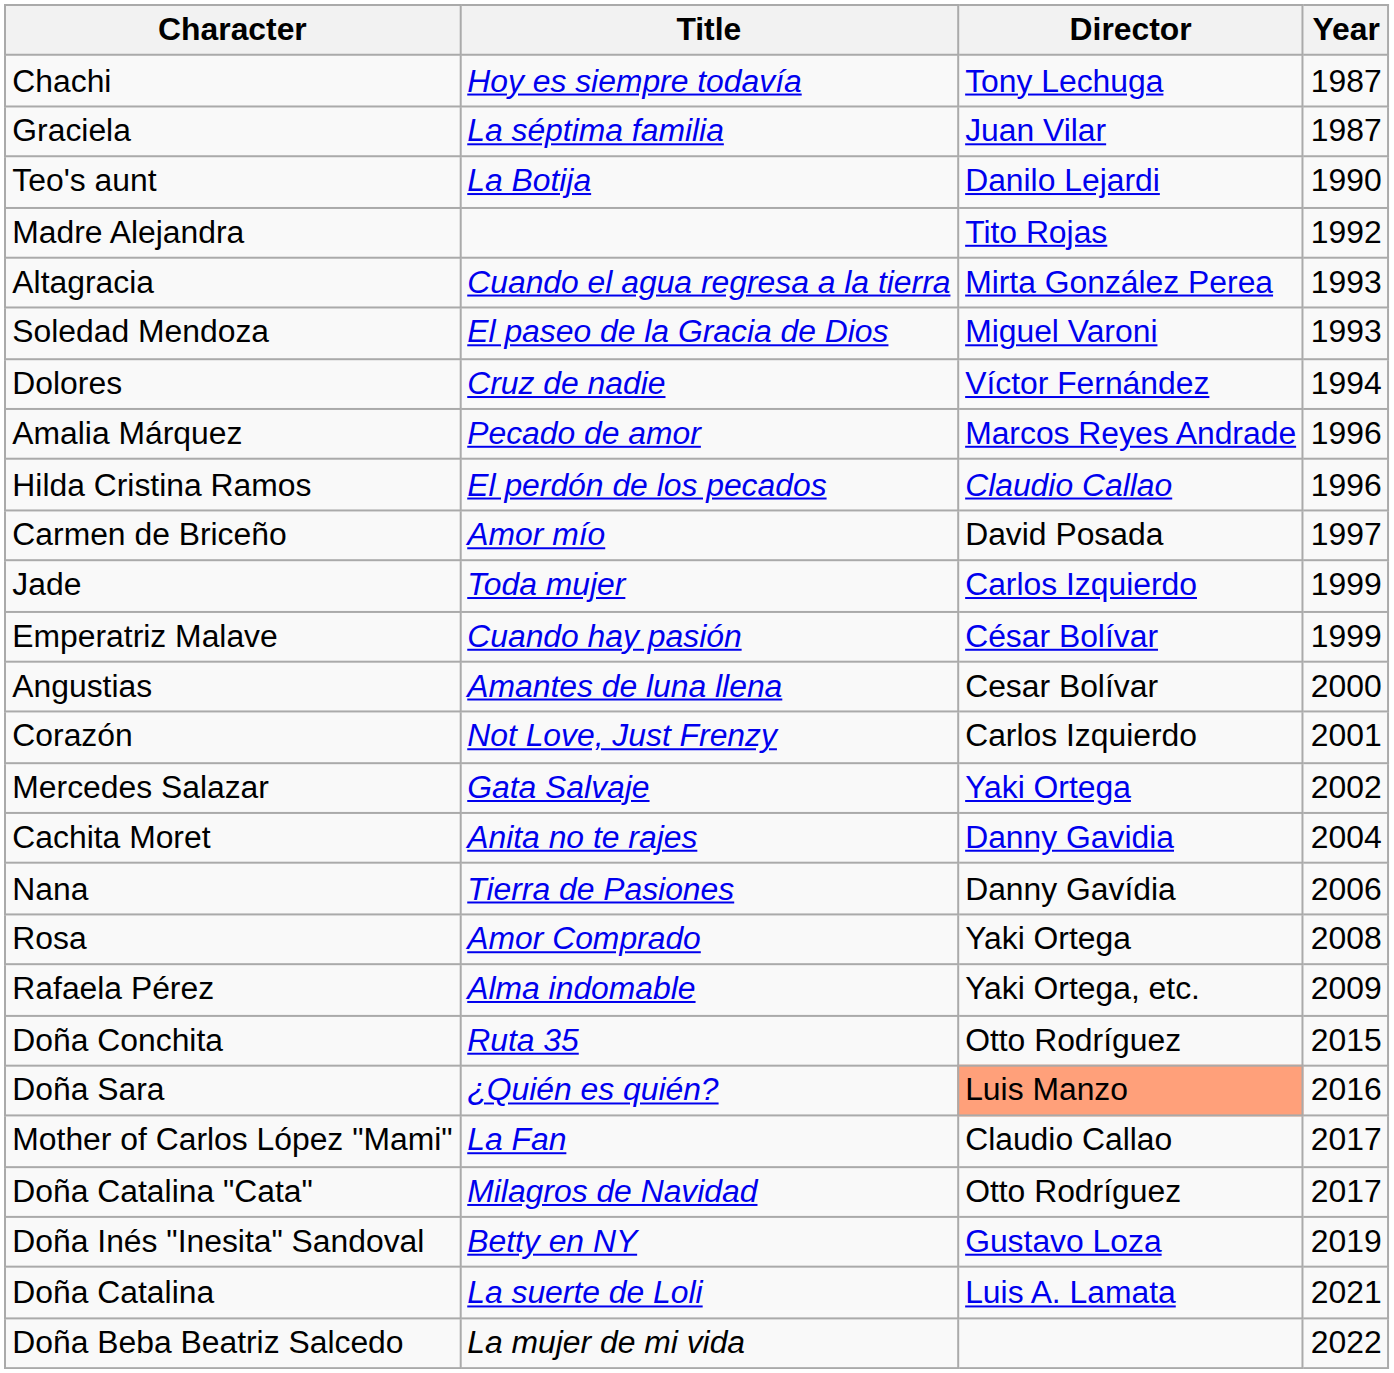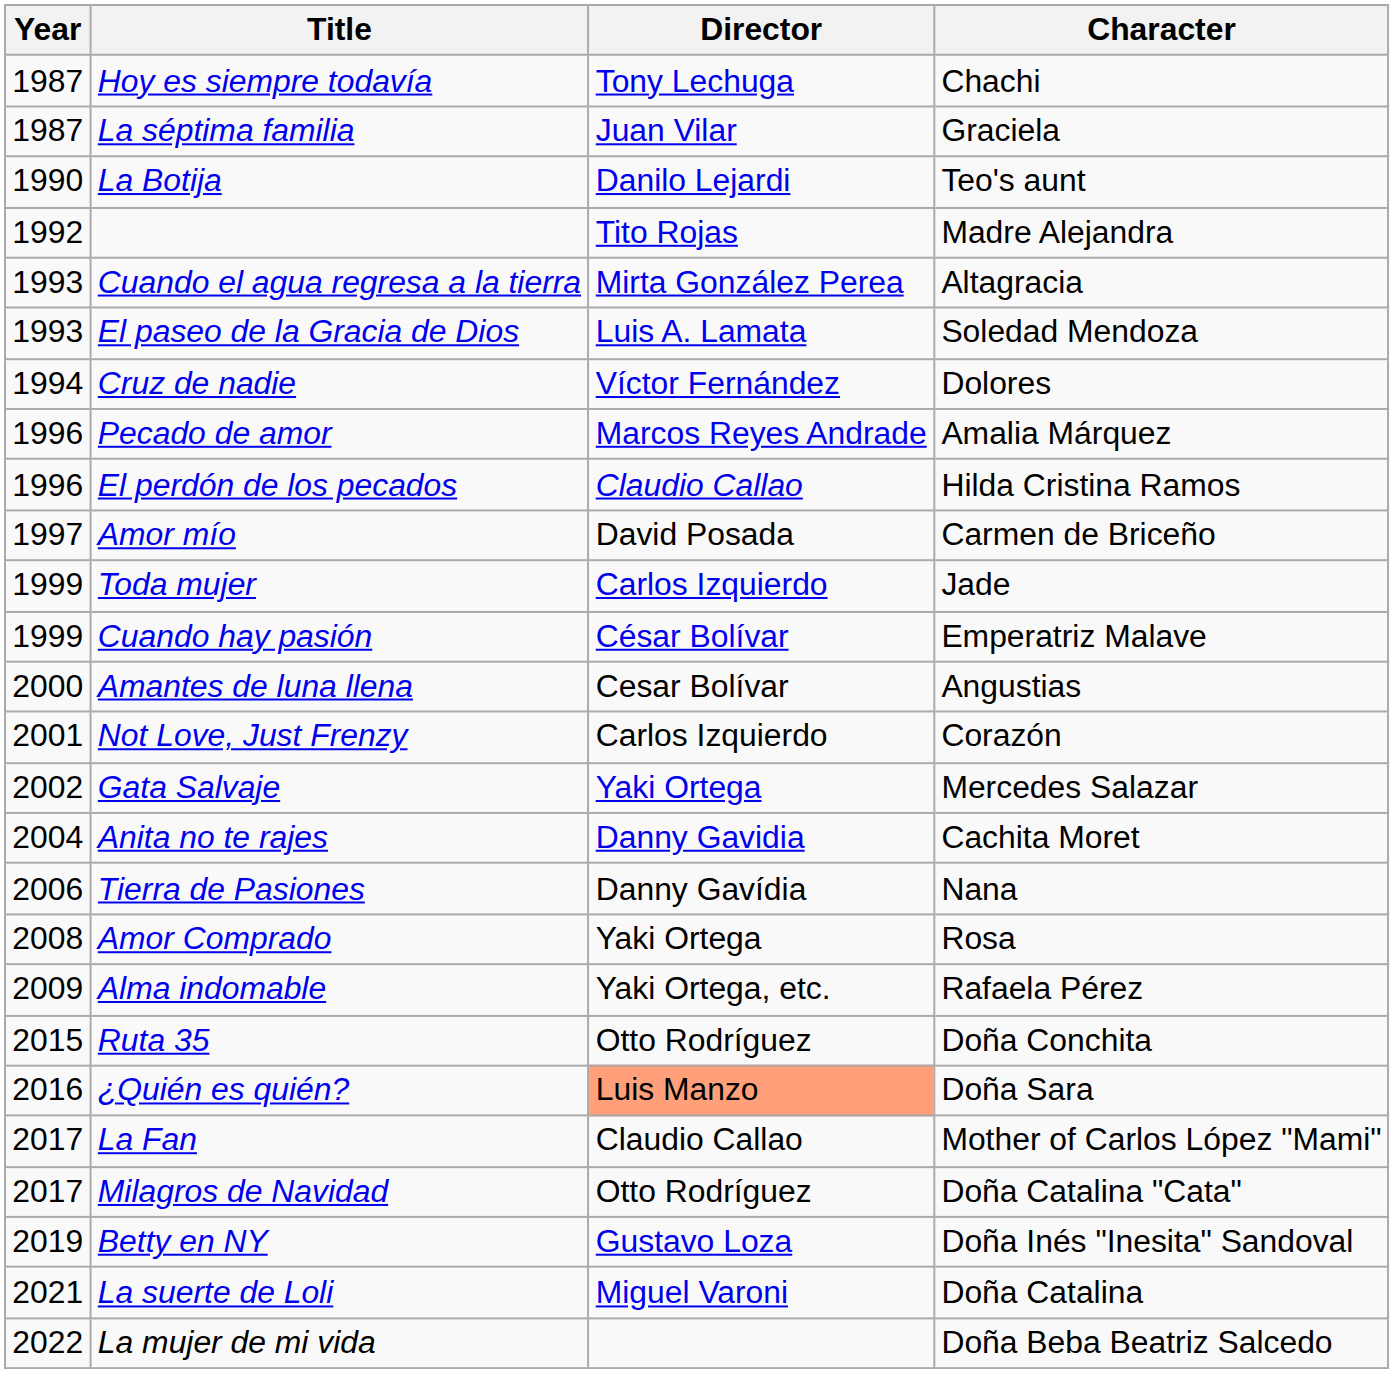columns swapped: (1346, 29) <-> (232, 29)
(1061, 332) Miguel Varoni -> (701, 332) Luis A. Lamata
(1070, 1292) Luis A. Lamata -> (692, 1292) Miguel Varoni
